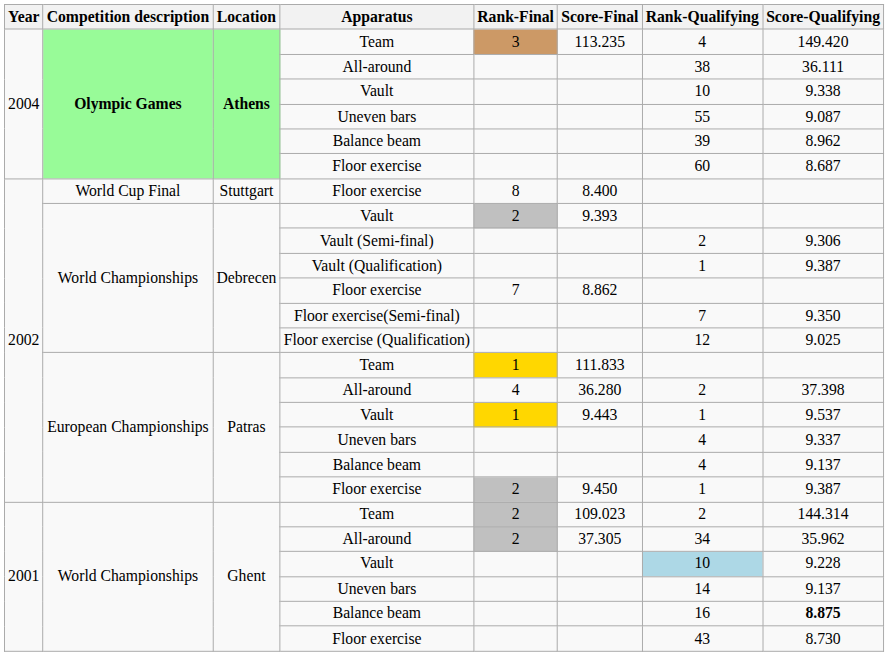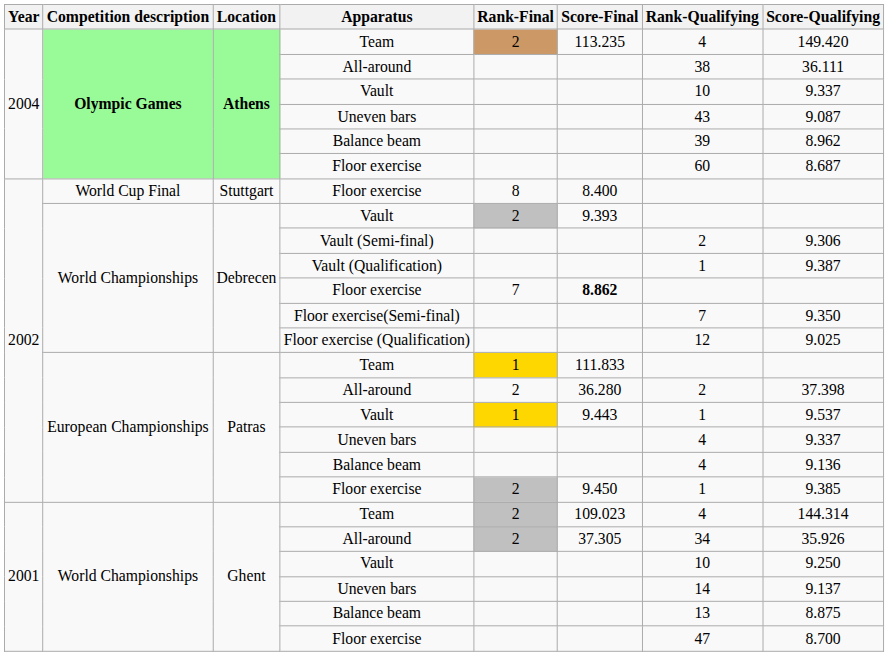(516, 41) 3 -> (516, 41) 2
(823, 91) 9.338 -> (823, 91) 9.337
(702, 116) 55 -> (702, 116) 43
(600, 290) normal -> (600, 290) bold
(516, 389) 4 -> (516, 389) 2
(823, 464) 9.137 -> (823, 464) 9.136
(823, 489) 9.387 -> (823, 489) 9.385
(702, 514) 2 -> (702, 514) 4
(823, 539) 35.962 -> (823, 539) 35.926
(702, 564) lightblue background -> (702, 564) no background
(823, 564) 9.228 -> (823, 564) 9.250
(702, 613) 16 -> (702, 613) 13
(823, 613) bold -> (823, 613) normal
(702, 638) 43 -> (702, 638) 47
(823, 638) 8.730 -> (823, 638) 8.700
